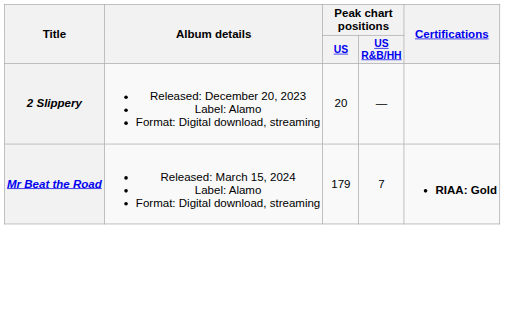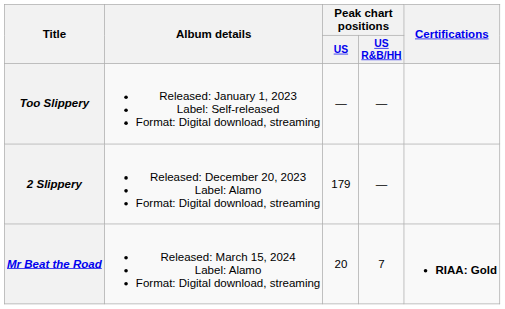+ row: (54, 103)
(341, 103) 20 -> (341, 183) 179
(341, 183) 179 -> (341, 264) 20
